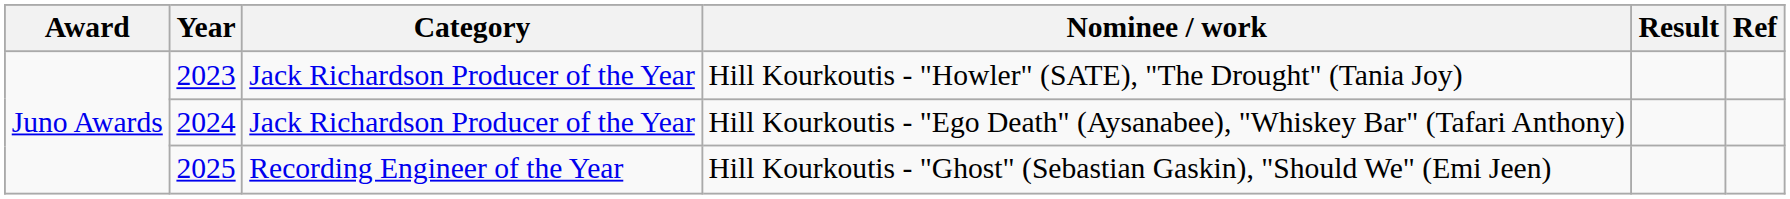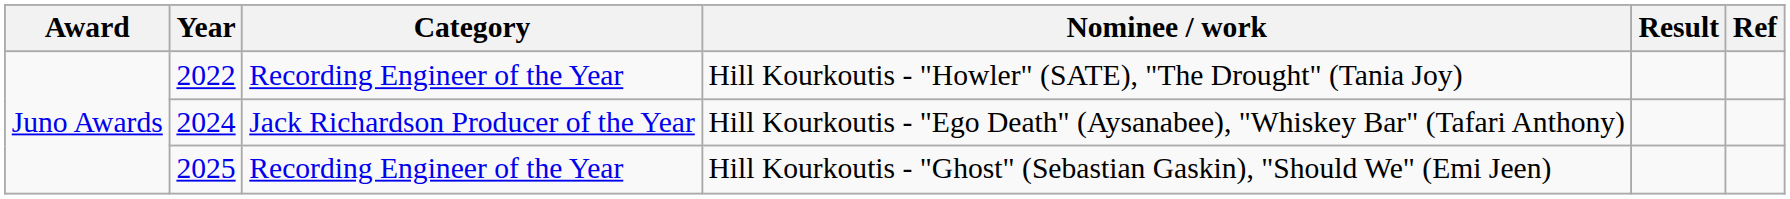(206, 74) 2023 -> (206, 74) 2022
(472, 74) Jack Richardson Producer of the Year -> (436, 74) Recording Engineer of the Year
